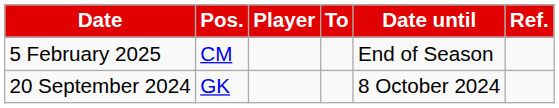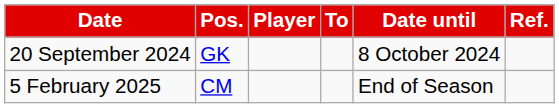rows swapped: (100, 86) <-> (85, 53)
